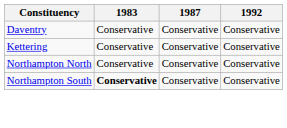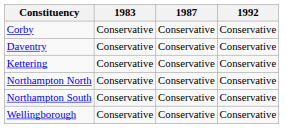+ row: (20, 30)
(127, 81) bold -> (125, 98) normal
+ row: (42, 115)
